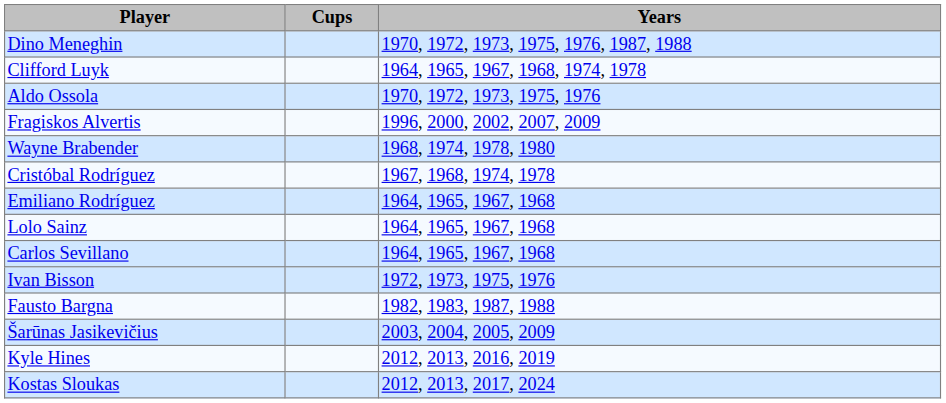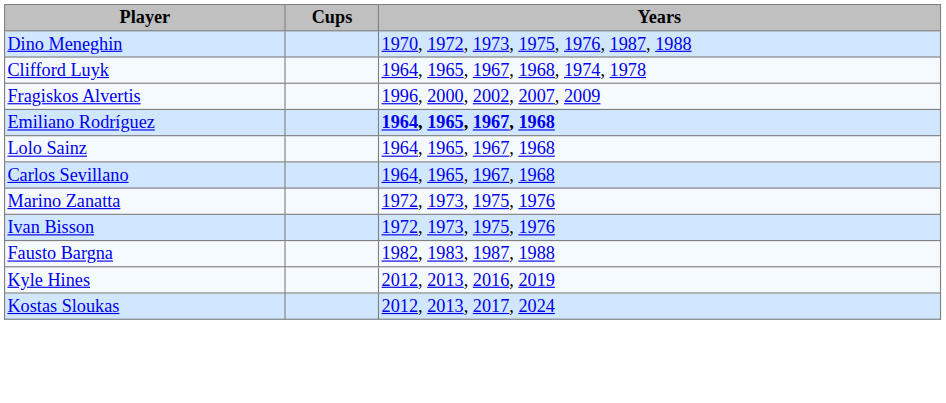- row: (53, 96)
- row: (73, 148)
- row: (81, 174)
(468, 201) normal -> (468, 122) bold
+ row: (64, 201)
- row: (83, 332)
